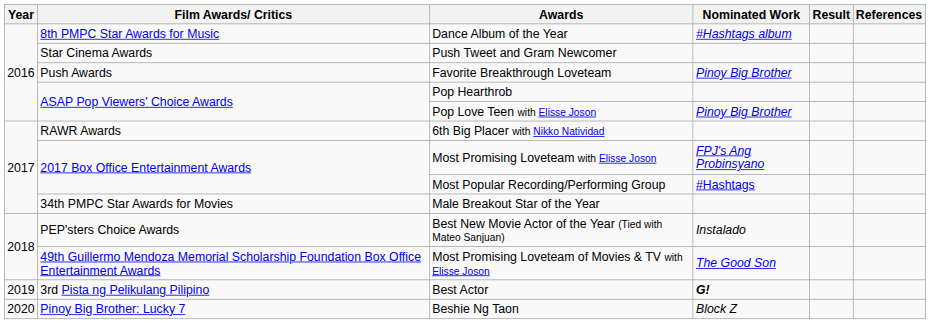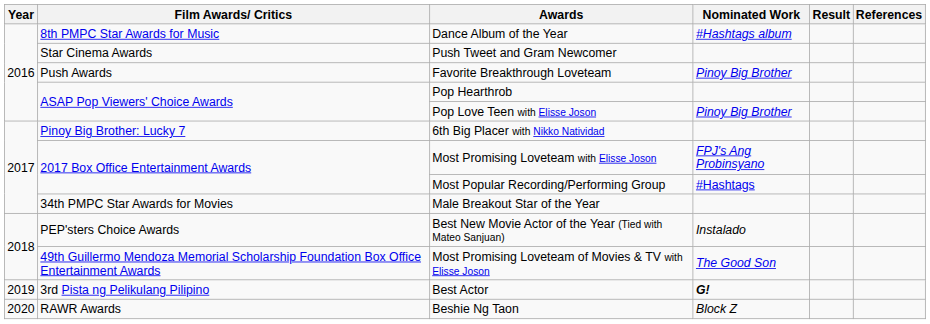(81, 131) RAWR Awards -> (113, 131) Pinoy Big Brother: Lucky 7
(113, 309) Pinoy Big Brother: Lucky 7 -> (81, 309) RAWR Awards
